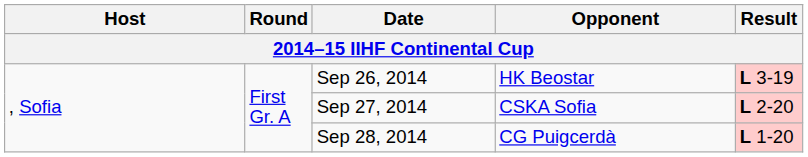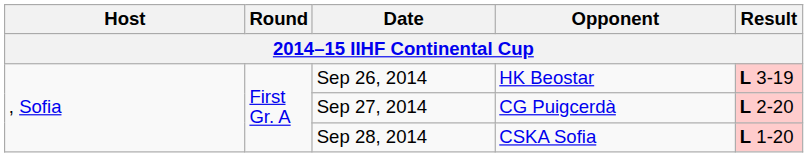(548, 107) CSKA Sofia -> (558, 107) CG Puigcerdà
(558, 136) CG Puigcerdà -> (548, 136) CSKA Sofia
